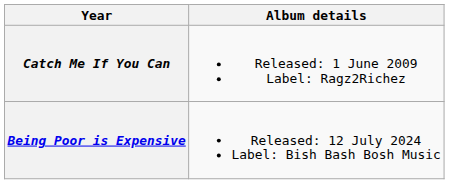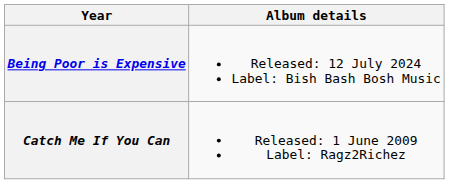rows swapped: (97, 64) <-> (97, 140)
